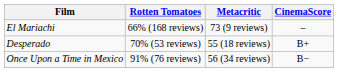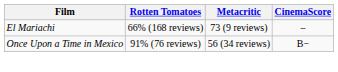- row: (28, 43)
